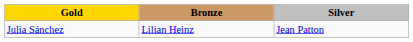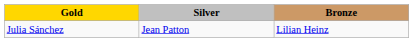columns swapped: (341, 12) <-> (207, 12)
